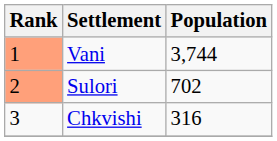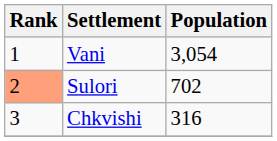(15, 53) lightsalmon background -> (15, 53) no background
(194, 53) 3,744 -> (194, 53) 3,054
